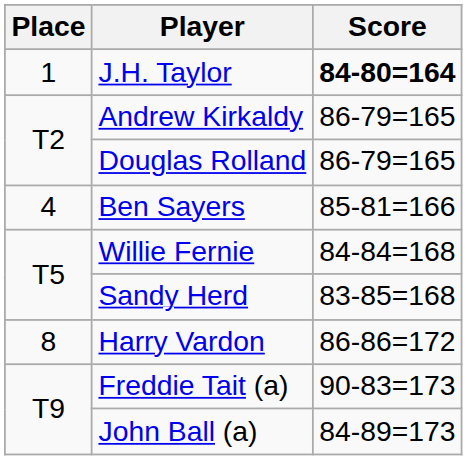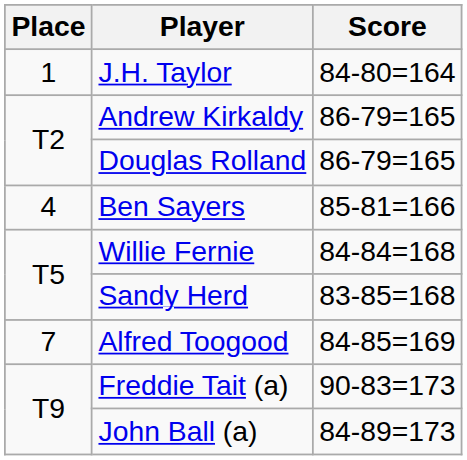(387, 71) bold -> (387, 71) normal
+ row: (193, 341)
- row: (182, 341)
